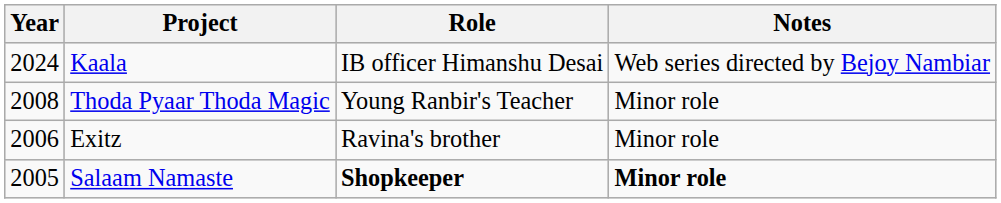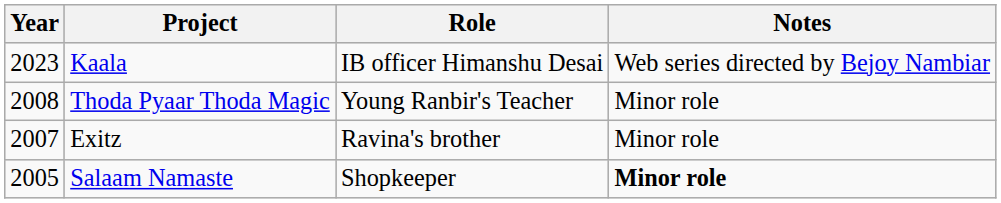(35, 62) 2024 -> (35, 62) 2023
(35, 139) 2006 -> (35, 139) 2007
(402, 178) bold -> (398, 178) normal
